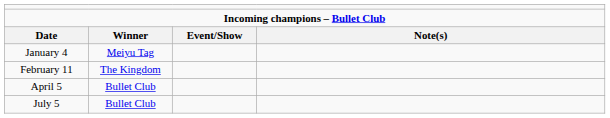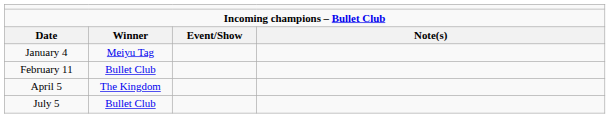(130, 69) The Kingdom -> (130, 69) Bullet Club
(130, 87) Bullet Club -> (130, 87) The Kingdom
